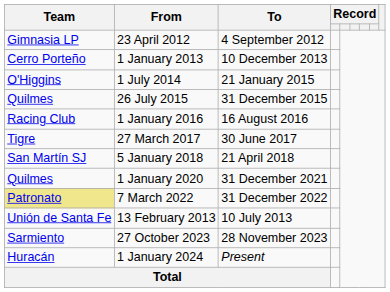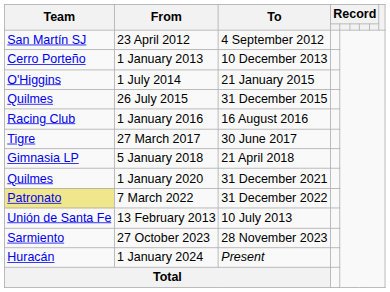(43, 39) Gimnasia LP -> (47, 39) San Martín SJ
(47, 158) San Martín SJ -> (43, 158) Gimnasia LP
